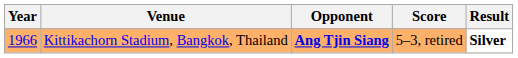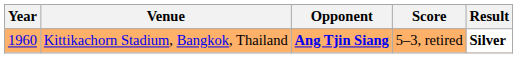(22, 40) 1966 -> (22, 40) 1960
